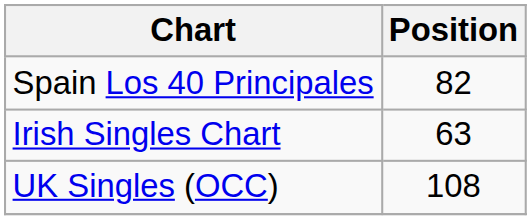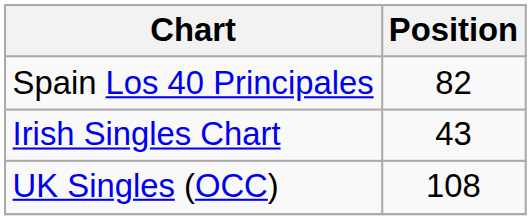(453, 134) 63 -> (453, 134) 43
